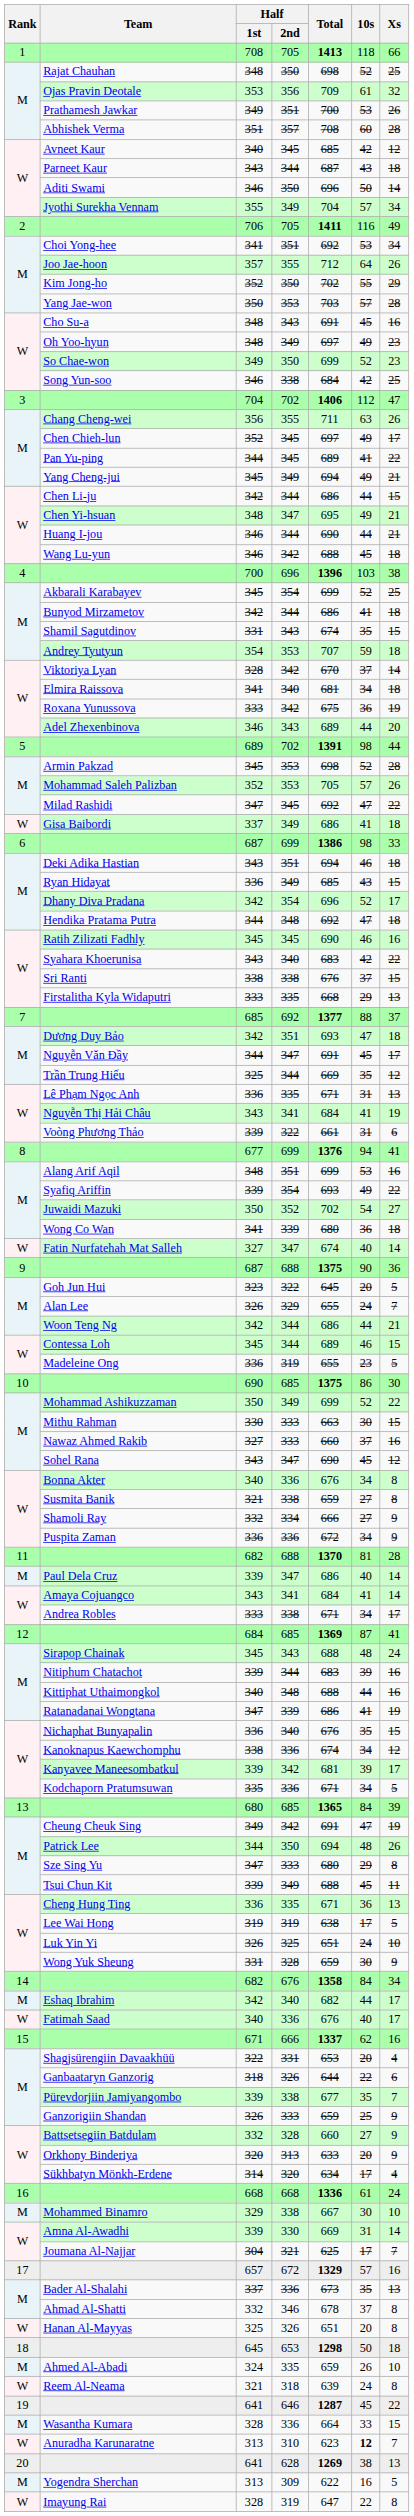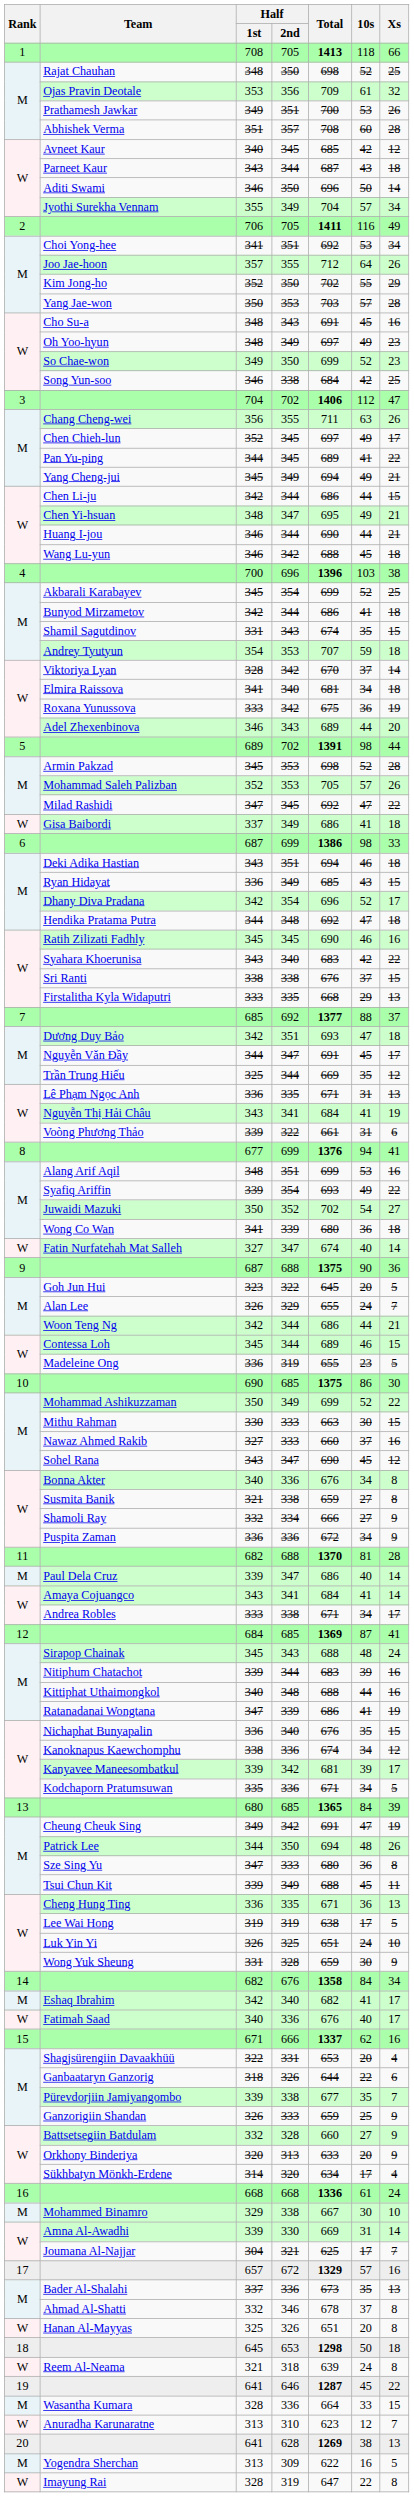(366, 1865) 29 -> (366, 1865) 36
(366, 2000) 44 -> (366, 2000) 41
- row: (22, 2366)
(366, 2444) bold -> (366, 2424) normal
